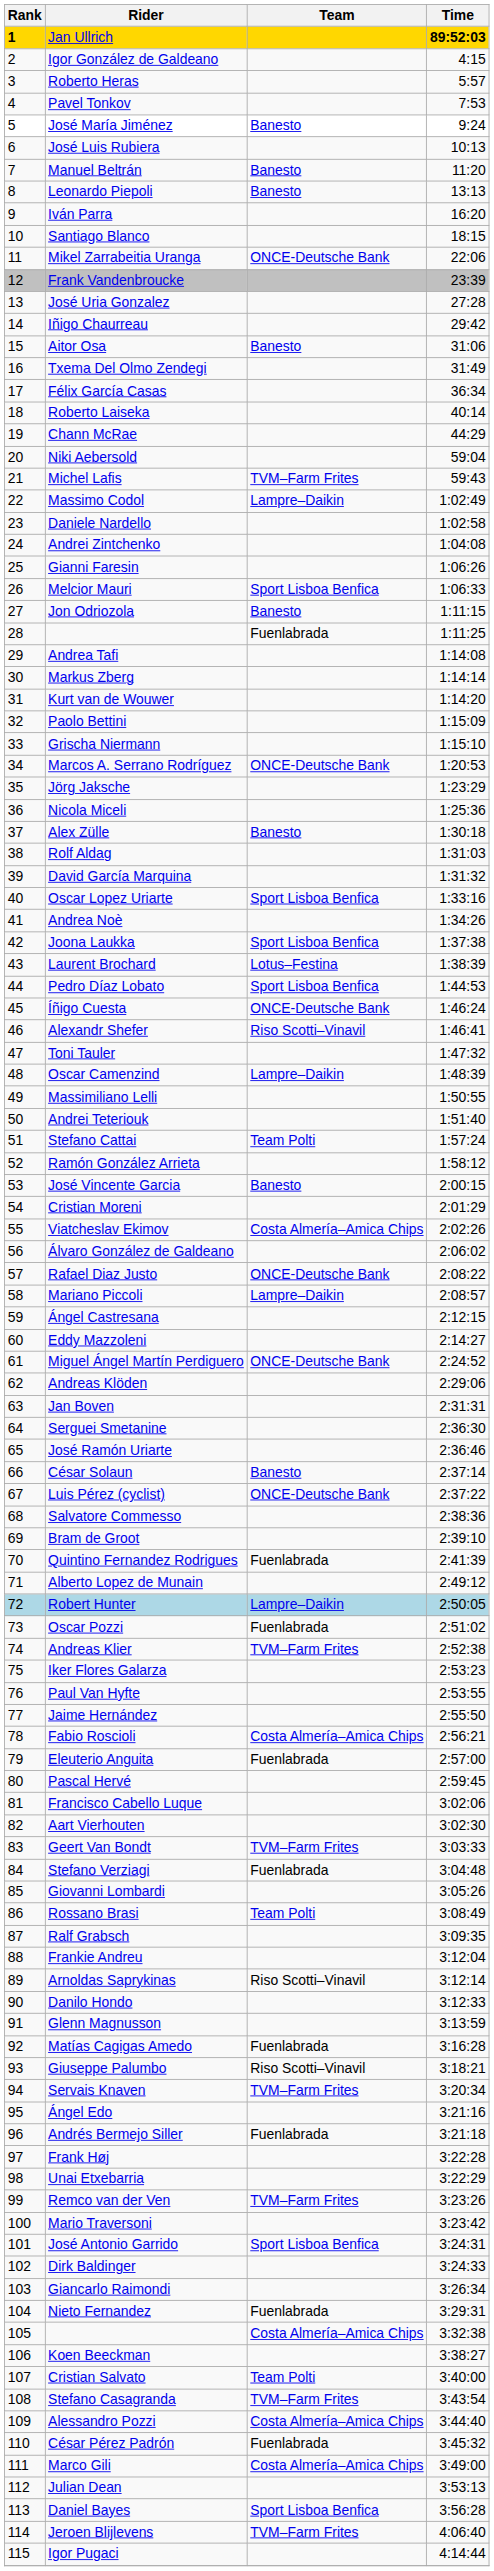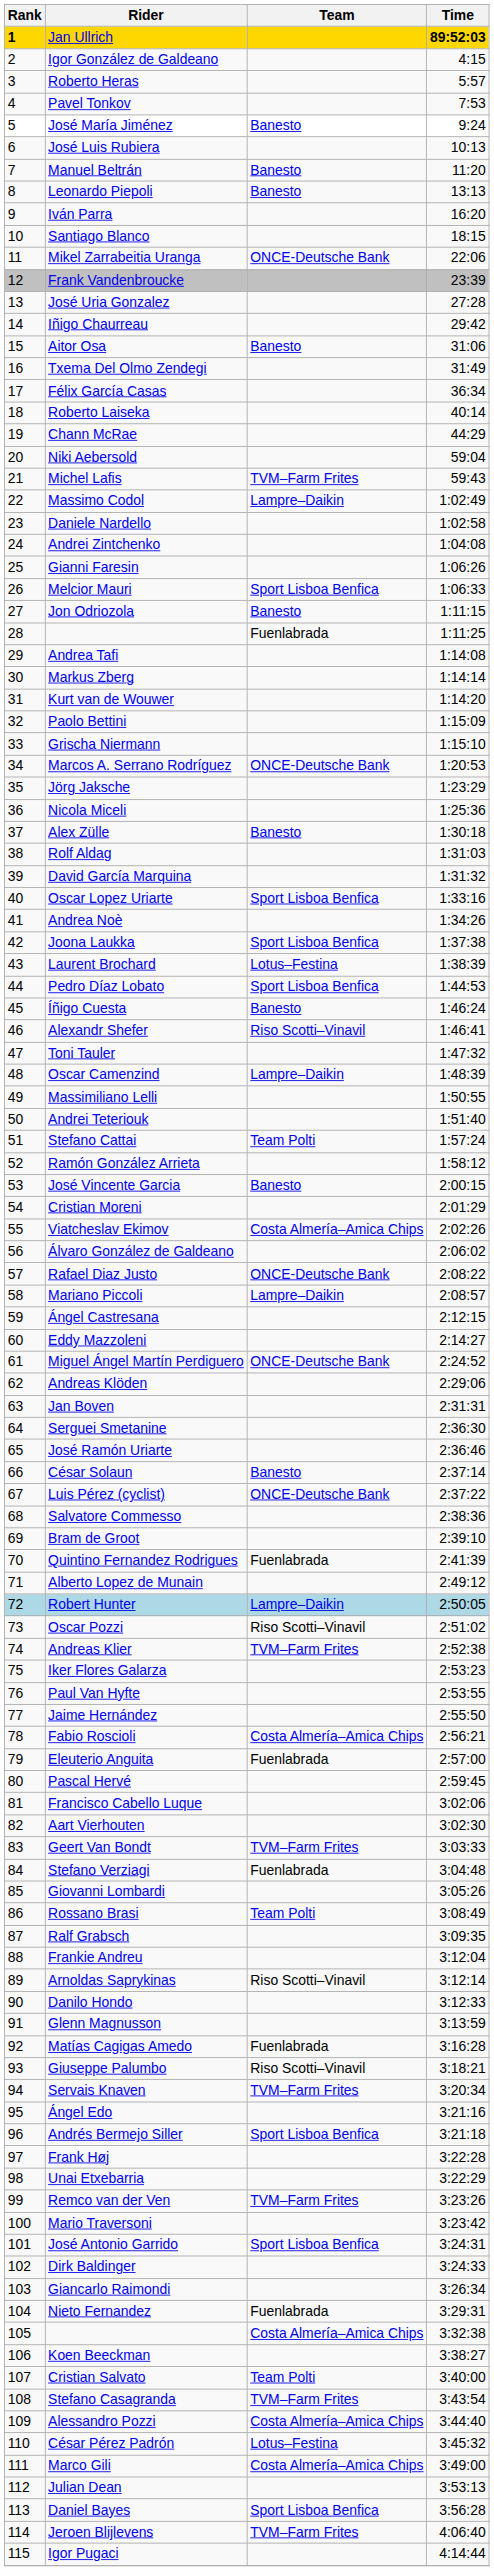(320, 1008) ONCE-Deutsche Bank -> (276, 1008) Banesto
(289, 1627) Fuenlabrada -> (308, 1627) Riso Scotti–Vinavil
(289, 2134) Fuenlabrada -> (315, 2134) Sport Lisboa Benfica
(289, 2443) Fuenlabrada -> (294, 2443) Lotus–Festina
